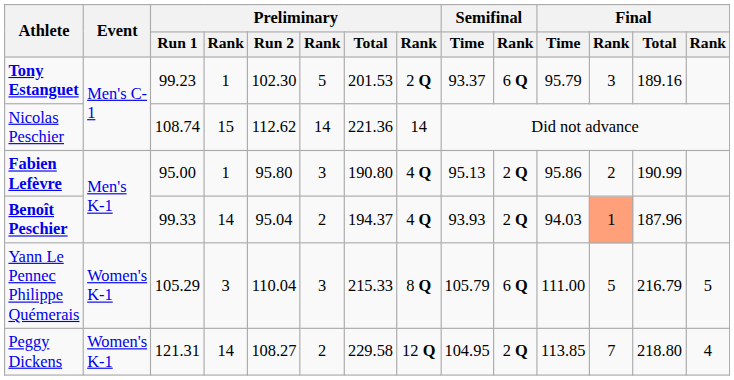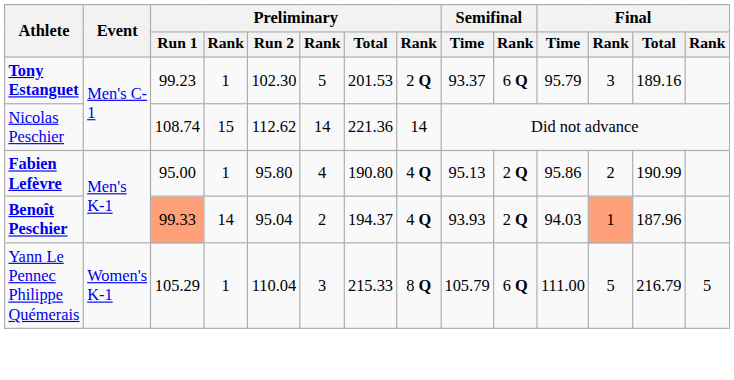(322, 173) 3 -> (322, 173) 4
(177, 220) no background -> (177, 220) lightsalmon background
(226, 286) 3 -> (226, 286) 1
- row: (35, 351)
